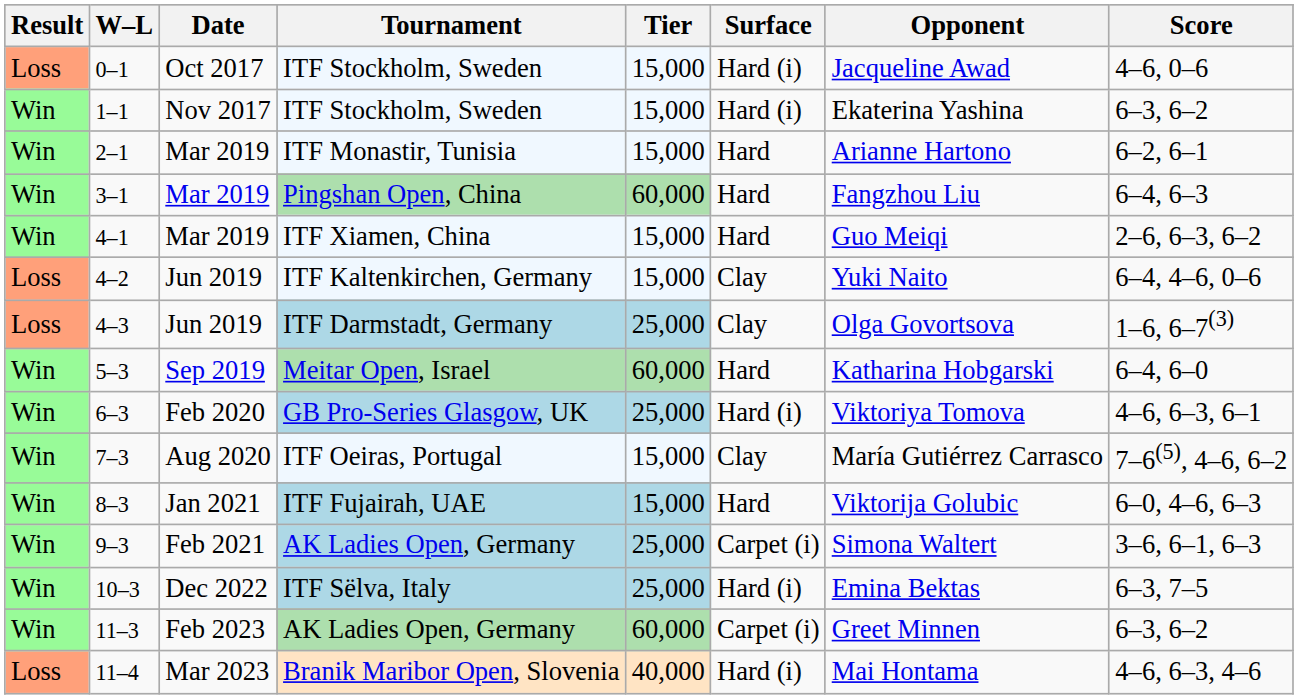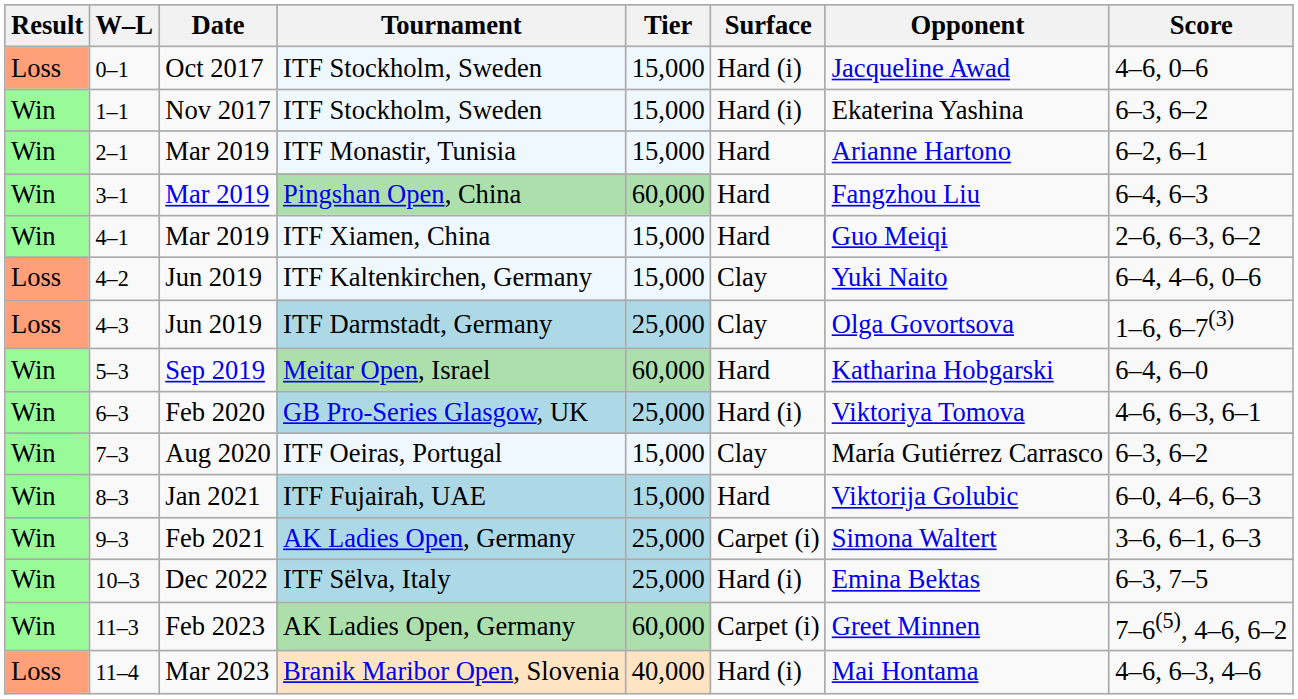(1201, 457) 7–6(5), 4–6, 6–2 -> (1162, 453) 6–3, 6–2
(1162, 629) 6–3, 6–2 -> (1201, 626) 7–6(5), 4–6, 6–2
